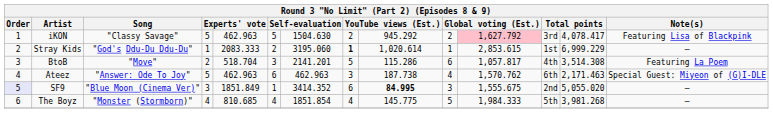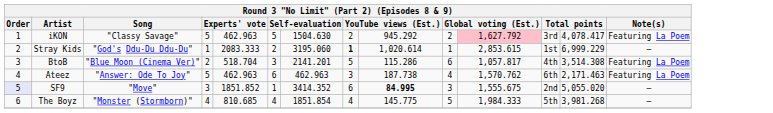(687, 37) Featuring Lisa of Blackpink -> (649, 37) Featuring La Poem
(143, 62) "Move" -> (143, 62) "Blue Moon (Cinema Ver)"
(687, 75) Special Guest: Miyeon of (G)I-DLE -> (649, 75) Featuring La Poem
(143, 88) "Blue Moon (Cinema Ver)" -> (143, 88) "Move"
(240, 88) 1851.849 -> (240, 88) 1851.852
